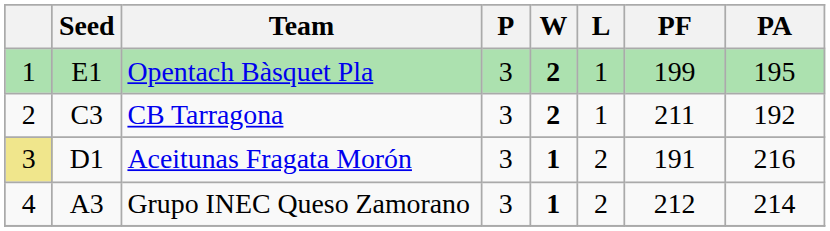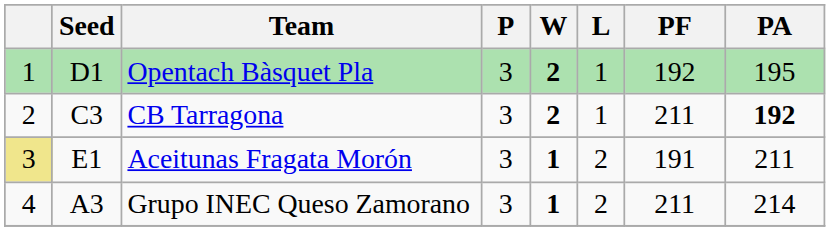(87, 70) E1 -> (87, 70) D1
(675, 70) 199 -> (675, 70) 192
(774, 114) normal -> (774, 114) bold
(87, 159) D1 -> (87, 159) E1
(774, 159) 216 -> (774, 159) 211
(675, 203) 212 -> (675, 203) 211
